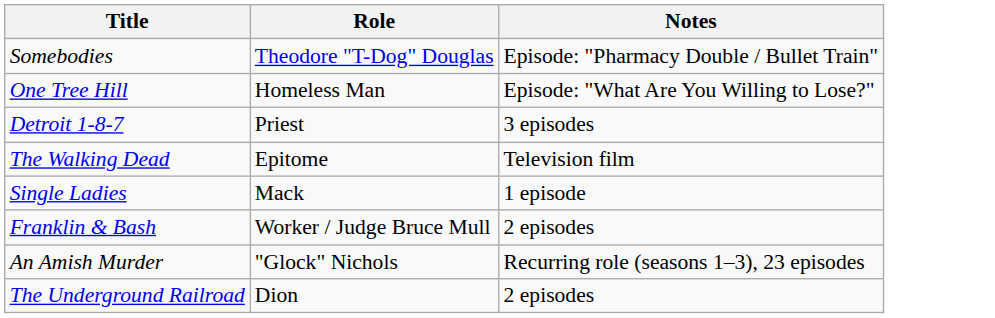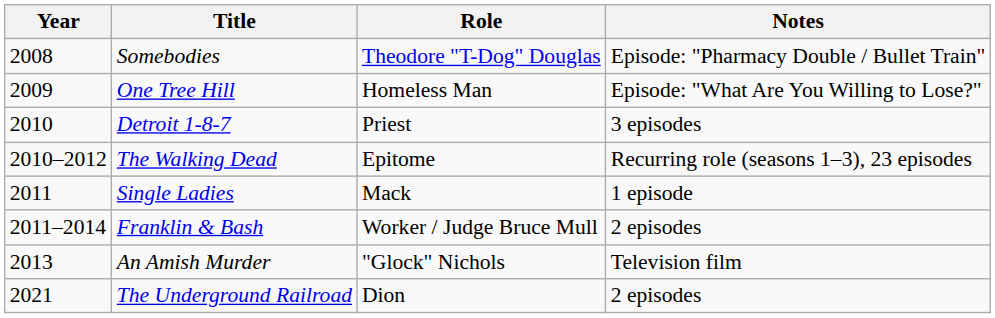+ column: (58, 21)
(569, 158) Television film -> (791, 158) Recurring role (seasons 1–3), 23 episodes
(684, 261) Recurring role (seasons 1–3), 23 episodes -> (676, 261) Television film
